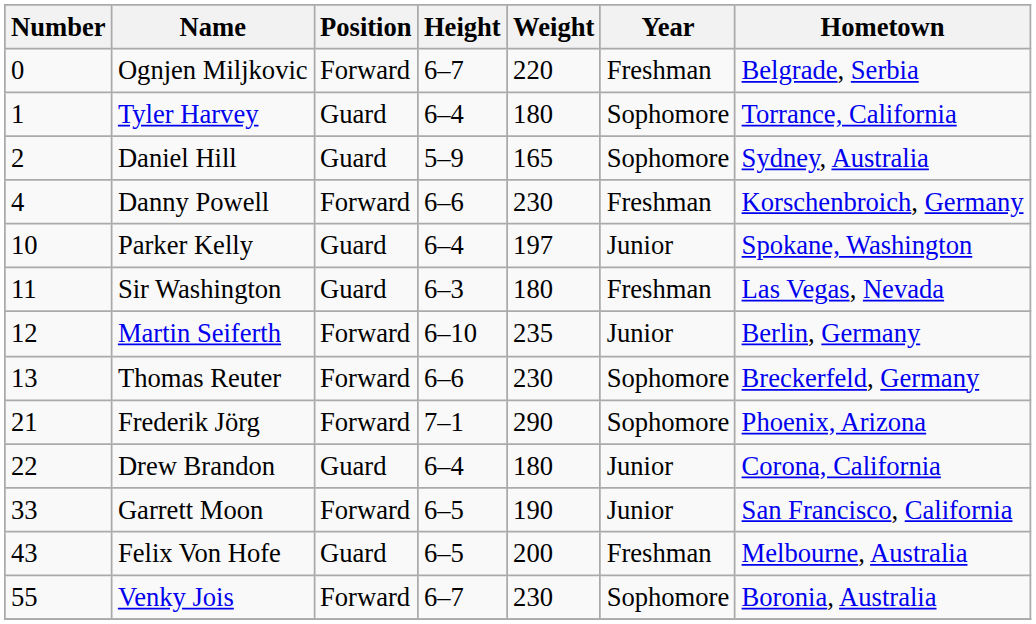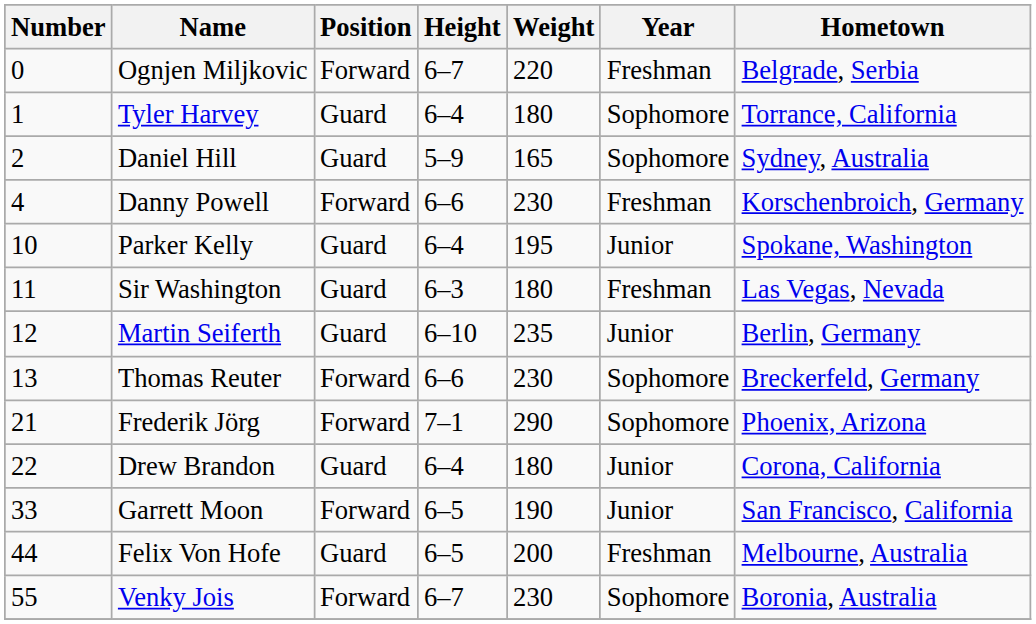(533, 245) 197 -> (533, 245) 195
(365, 333) Forward -> (353, 333) Guard
(24, 552) 43 -> (24, 552) 44
